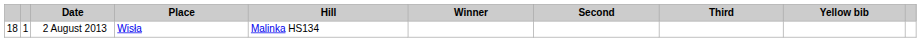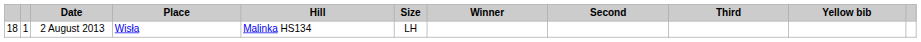+ column: (411, 12)
